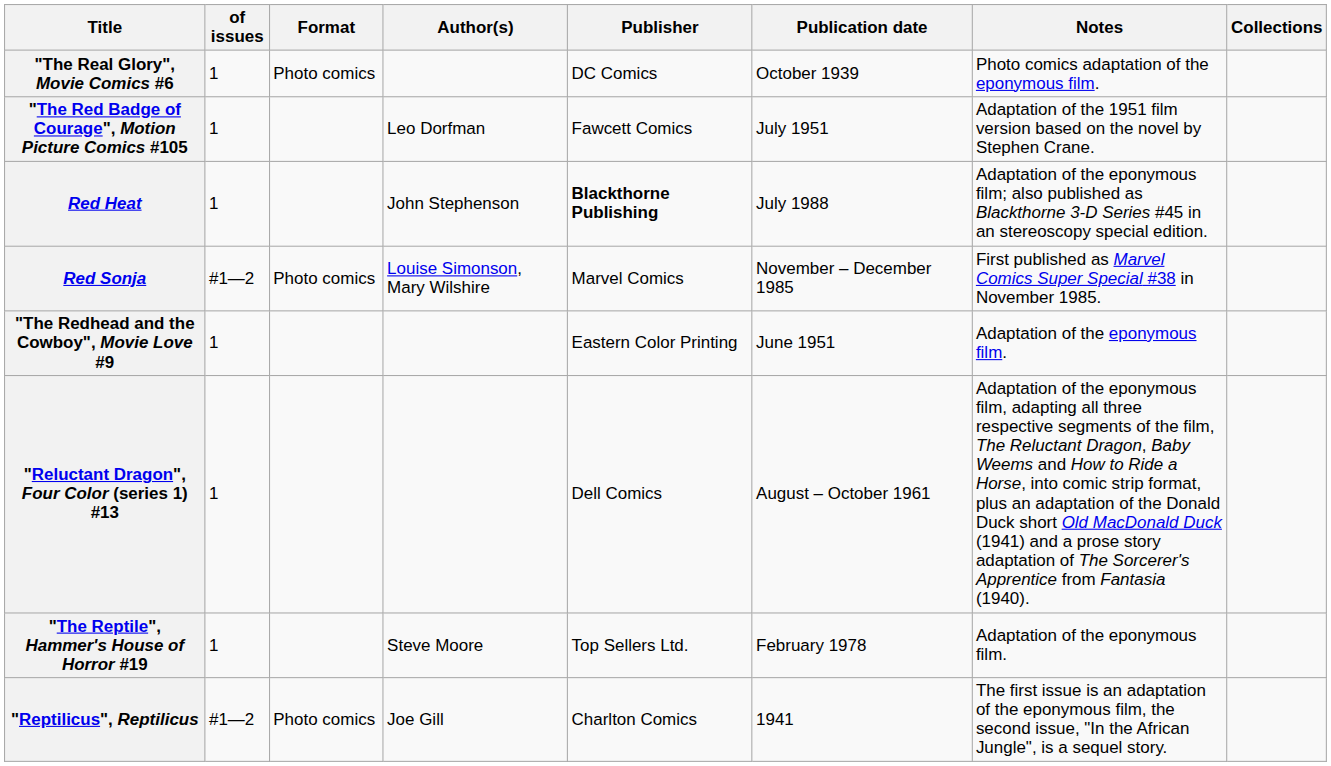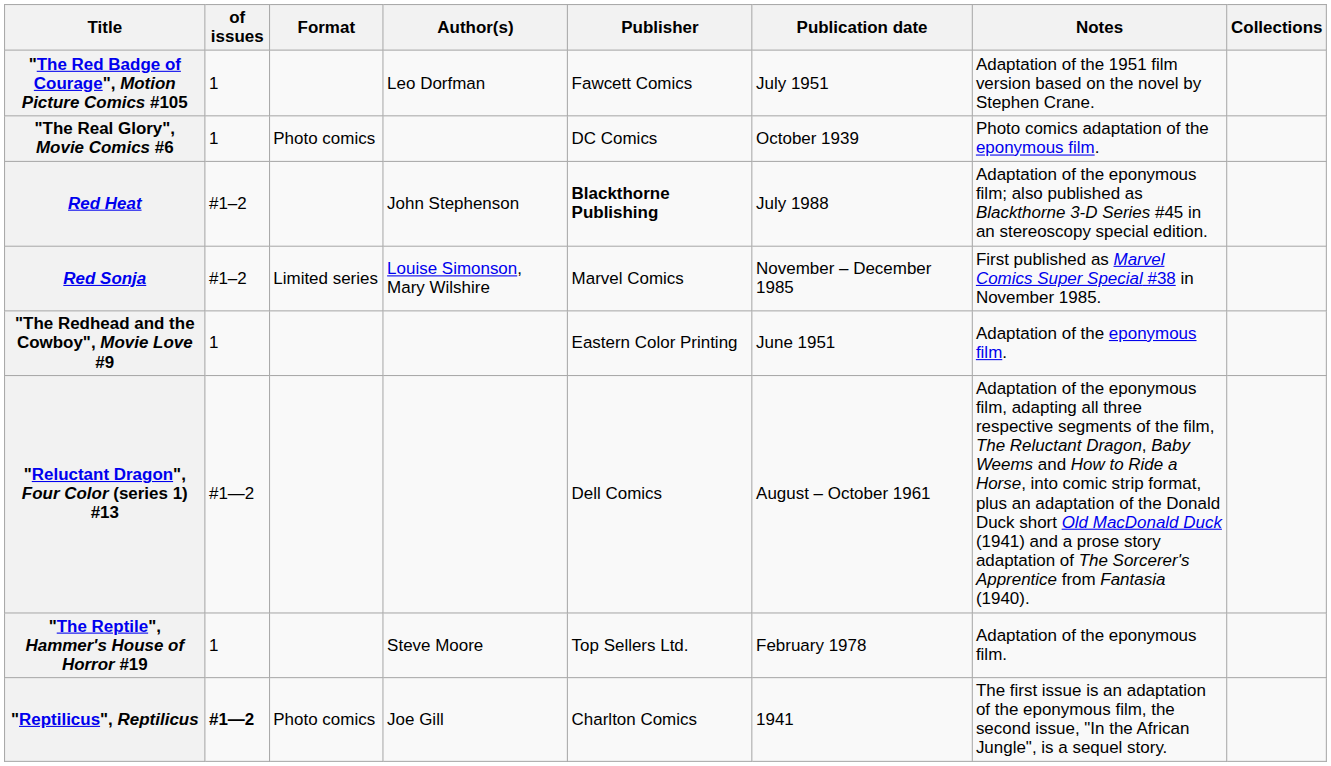rows swapped: (105, 73) <-> (105, 128)
(214, 203) 1 -> (228, 203) #1–2
(232, 278) #1—2 -> (228, 278) #1–2
(324, 278) Photo comics -> (326, 278) Limited series
(214, 494) 1 -> (232, 494) #1—2
(232, 719) normal -> (232, 719) bold
